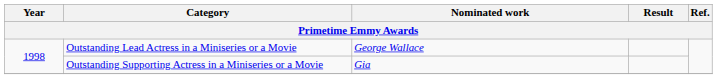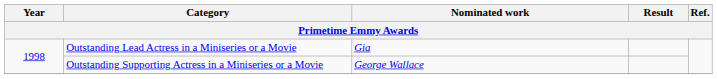(389, 47) George Wallace -> (362, 47) Gia
(362, 64) Gia -> (389, 64) George Wallace
